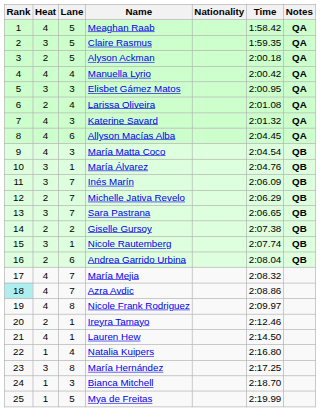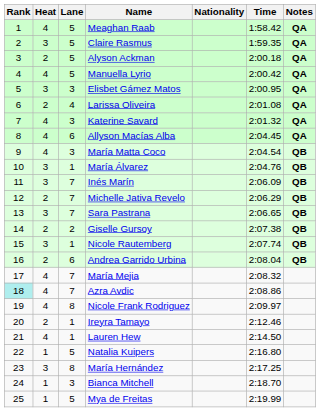(72, 74) 4 -> (72, 74) 5
(72, 352) 4 -> (72, 352) 5
